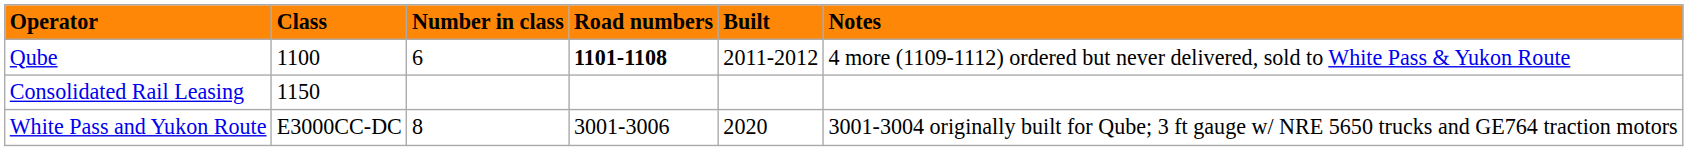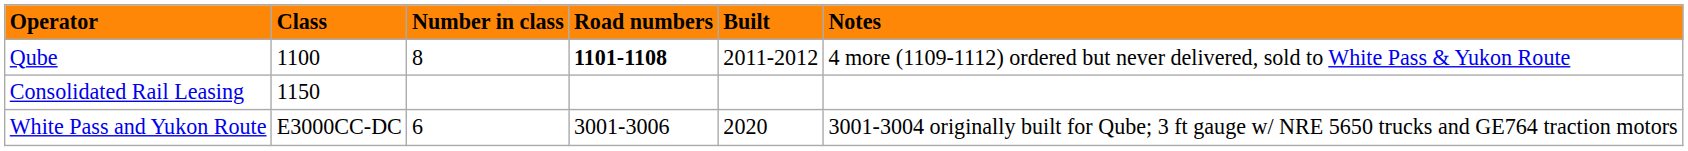(418, 57) 6 -> (418, 57) 8
(418, 127) 8 -> (418, 127) 6
